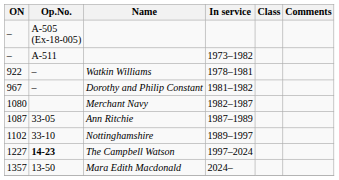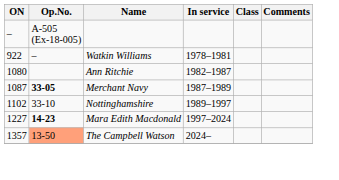- row: (9, 55)
- row: (14, 87)
(117, 103) Merchant Navy -> (110, 71) Ann Ritchie
(43, 119) normal -> (43, 87) bold
(110, 119) Ann Ritchie -> (117, 87) Merchant Navy
(130, 151) The Campbell Watson -> (134, 119) Mara Edith Macdonald
(43, 167) no background -> (43, 135) lightsalmon background
(134, 167) Mara Edith Macdonald -> (130, 135) The Campbell Watson
